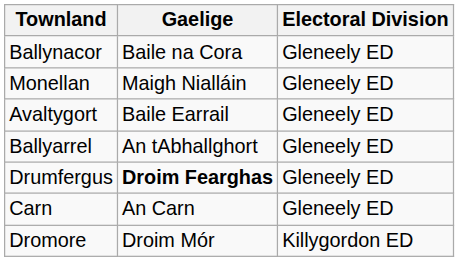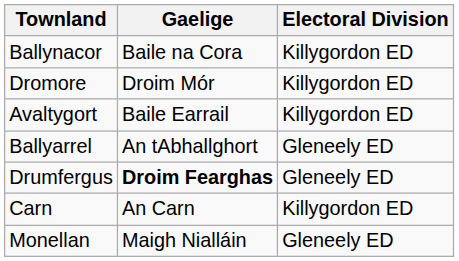(338, 51) Gleneely ED -> (348, 51) Killygordon ED
rows swapped: (48, 240) <-> (49, 83)
(338, 114) Gleneely ED -> (348, 114) Killygordon ED
(338, 209) Gleneely ED -> (348, 209) Killygordon ED
